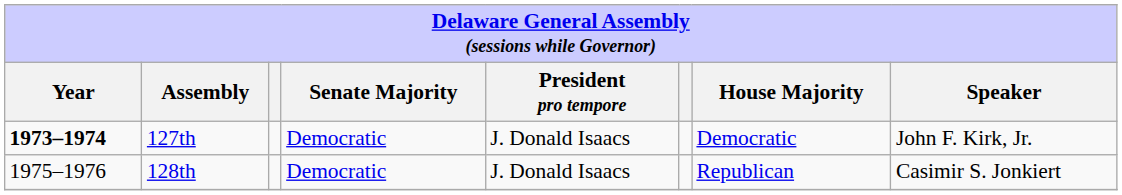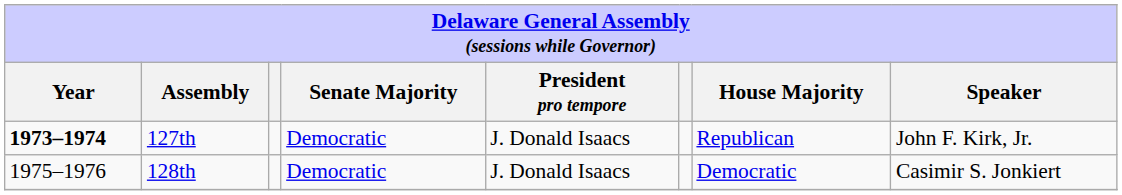(746, 137) Democratic -> (745, 137) Republican
(745, 171) Republican -> (746, 171) Democratic
